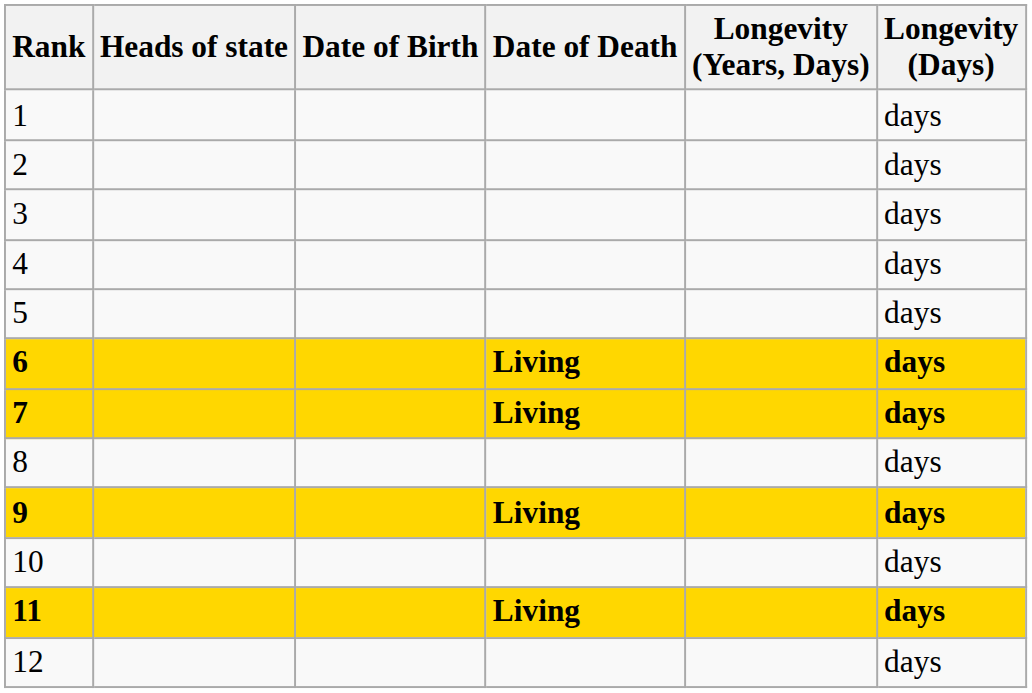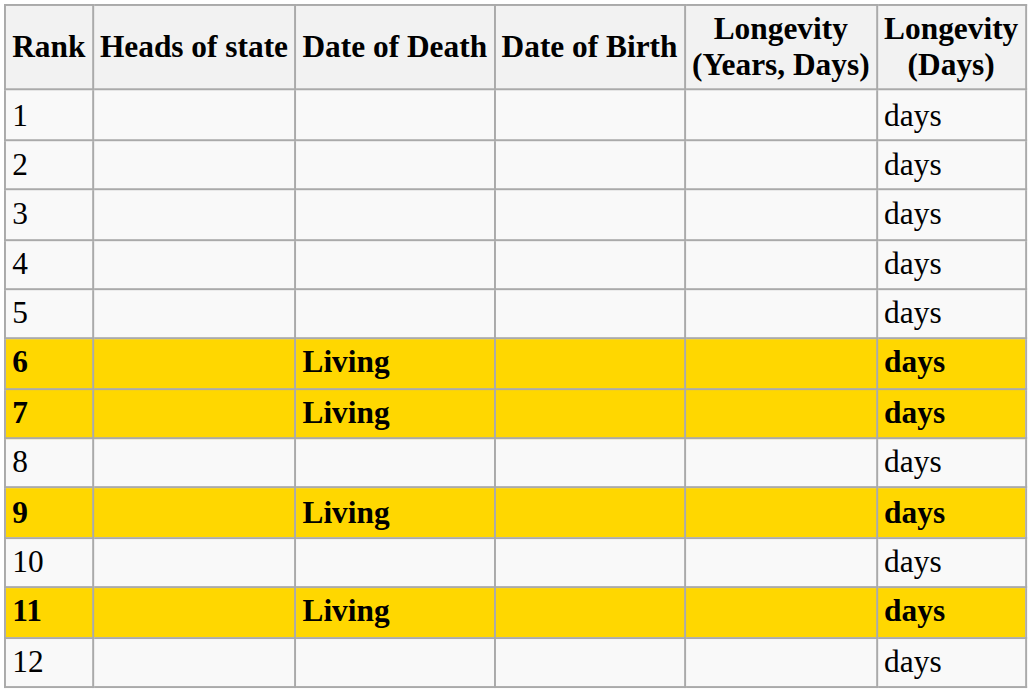columns swapped: (390, 47) <-> (585, 47)
